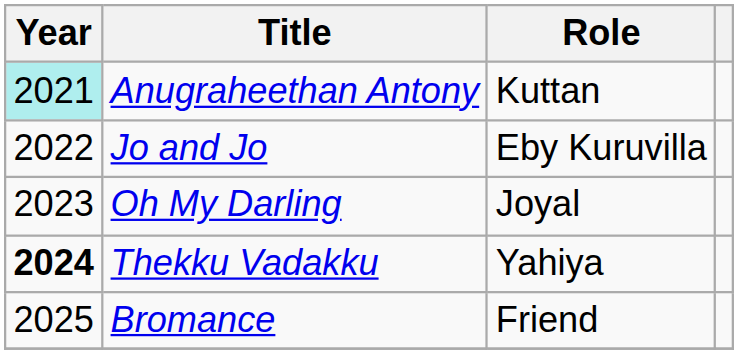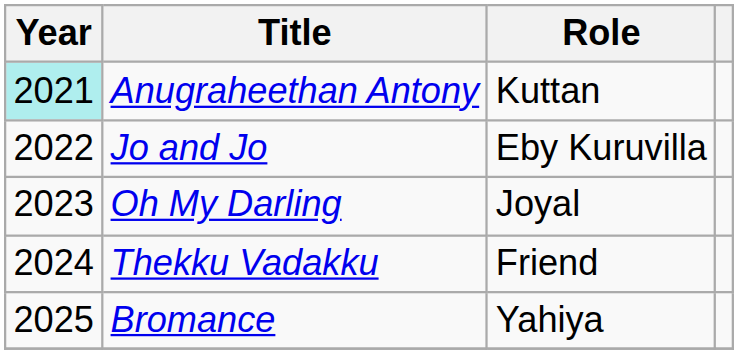(54, 262) bold -> (54, 262) normal
(550, 262) Yahiya -> (547, 262) Friend
(547, 319) Friend -> (550, 319) Yahiya
